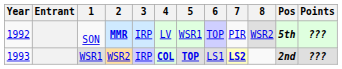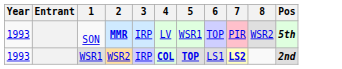- column: (318, 12)
(18, 34) 1992 -> (18, 34) 1993
(237, 34) no background -> (237, 34) pink background
